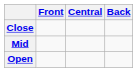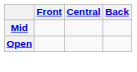- row: (20, 28)
